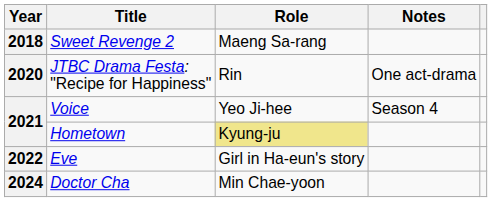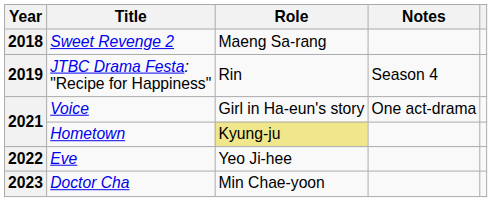(26, 75) 2020 -> (26, 75) 2019
(424, 75) One act-drama -> (405, 75) Season 4
(255, 109) Yeo Ji-hee -> (291, 109) Girl in Ha-eun's story
(405, 109) Season 4 -> (424, 109) One act-drama
(291, 158) Girl in Ha-eun's story -> (255, 158) Yeo Ji-hee
(26, 183) 2024 -> (26, 183) 2023
